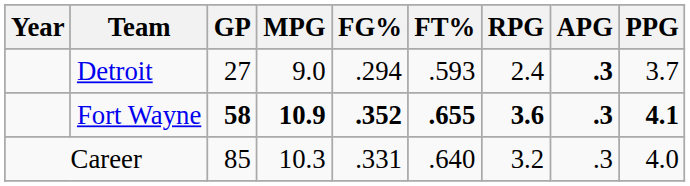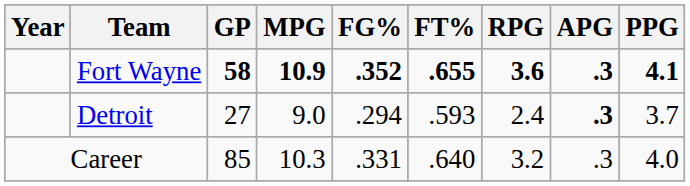rows swapped: (139, 114) <-> (115, 70)
